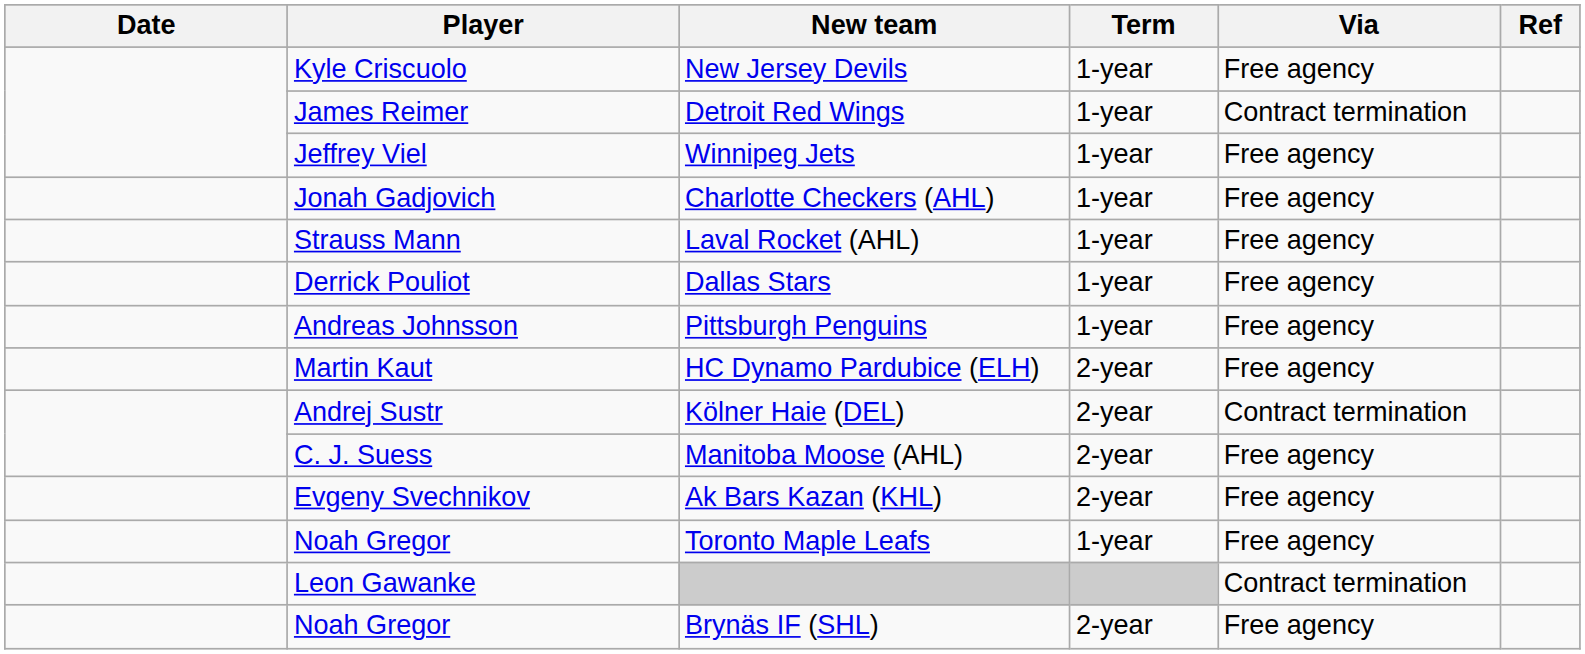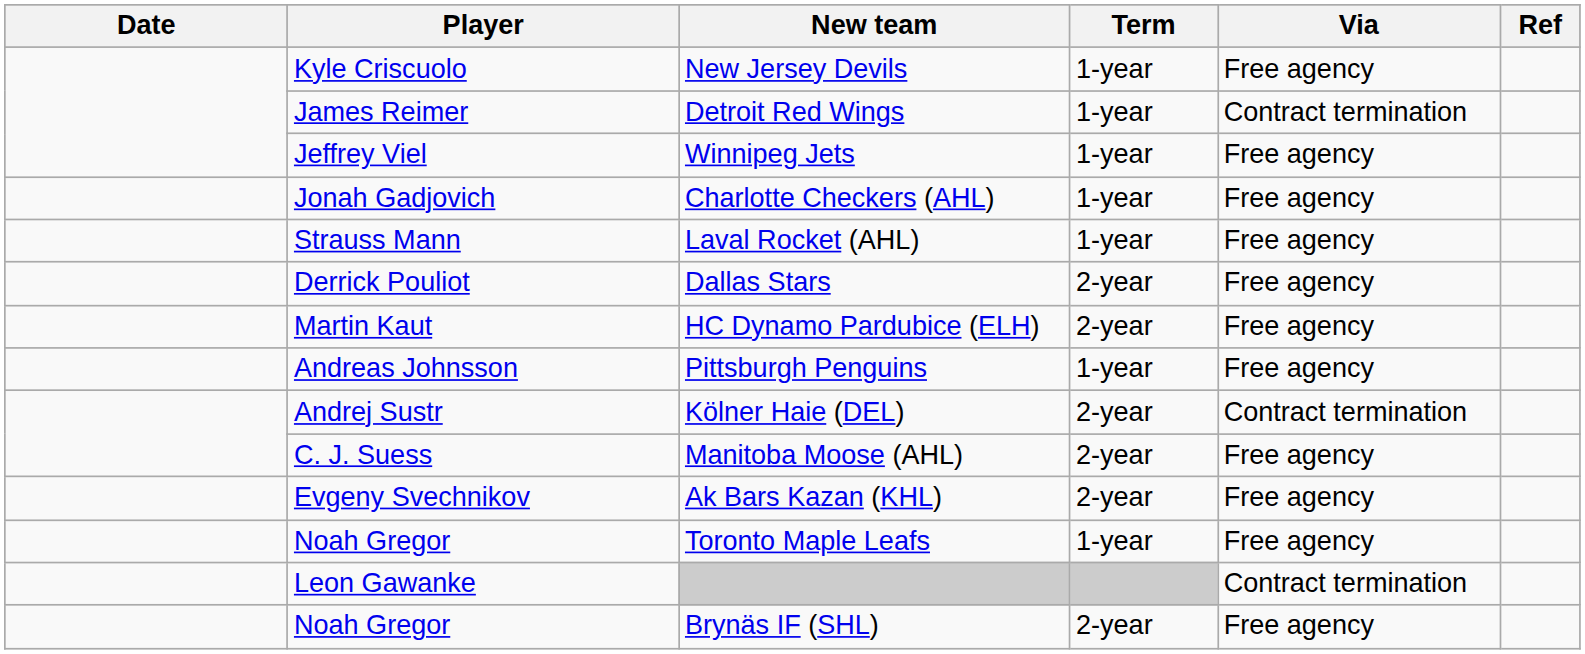(1114, 283) 1-year -> (1114, 283) 2-year
rows swapped: (862, 369) <-> (806, 326)
